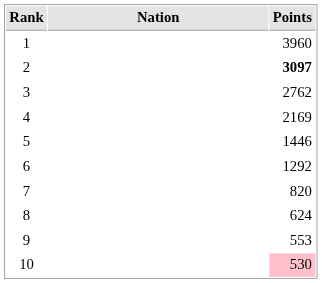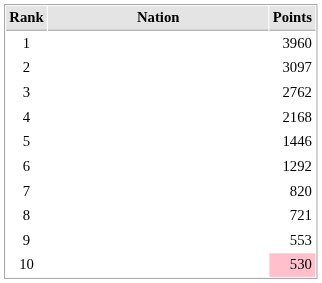(297, 68) bold -> (297, 68) normal
(297, 117) 2169 -> (297, 117) 2168
(301, 215) 624 -> (301, 215) 721
